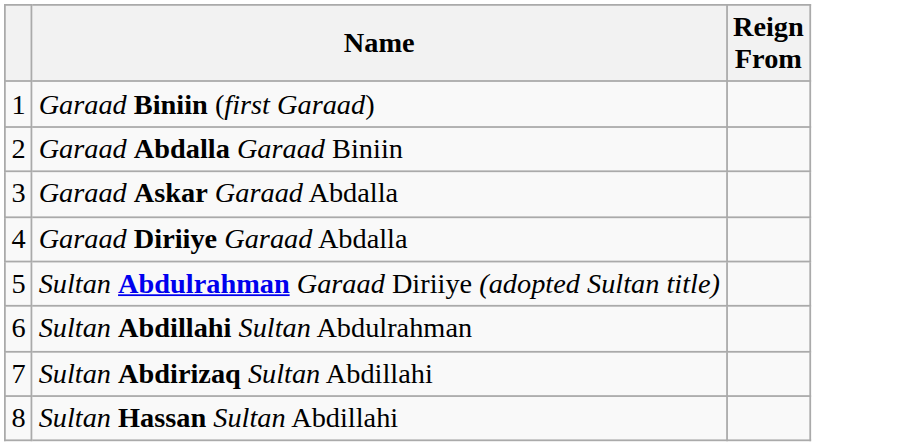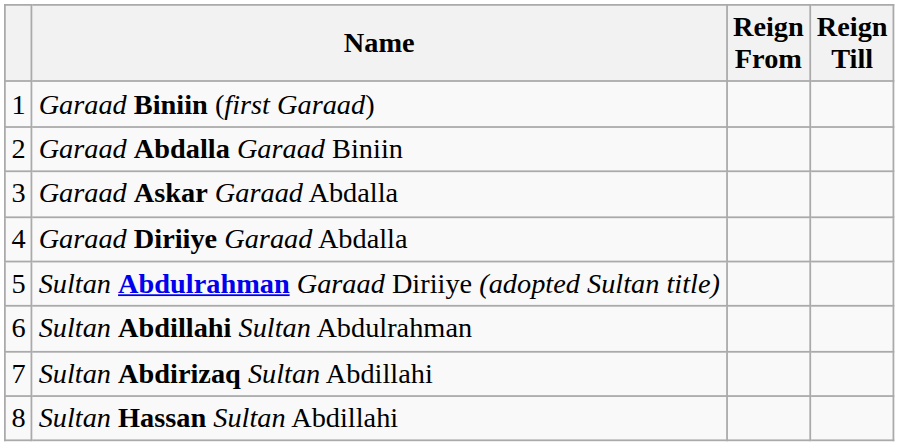+ column: (852, 42)
